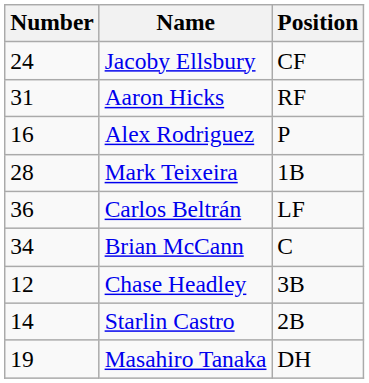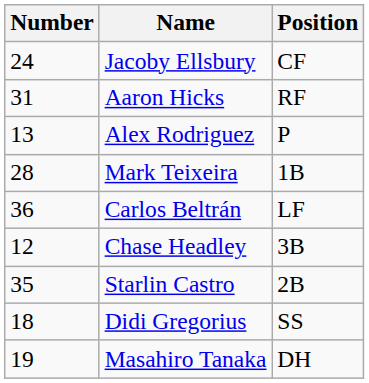(22, 135) 16 -> (22, 135) 13
- row: (174, 246)
(22, 321) 14 -> (22, 284) 35
+ row: (176, 321)
